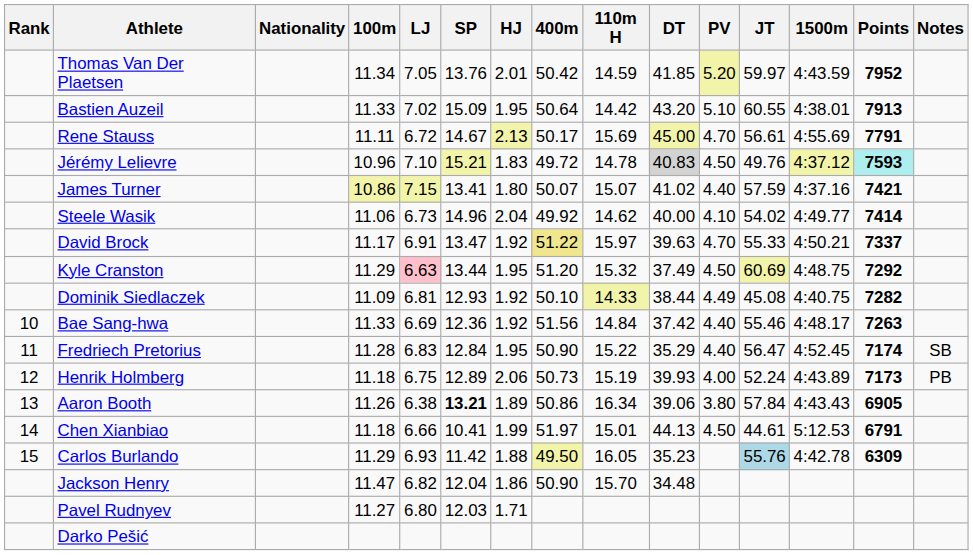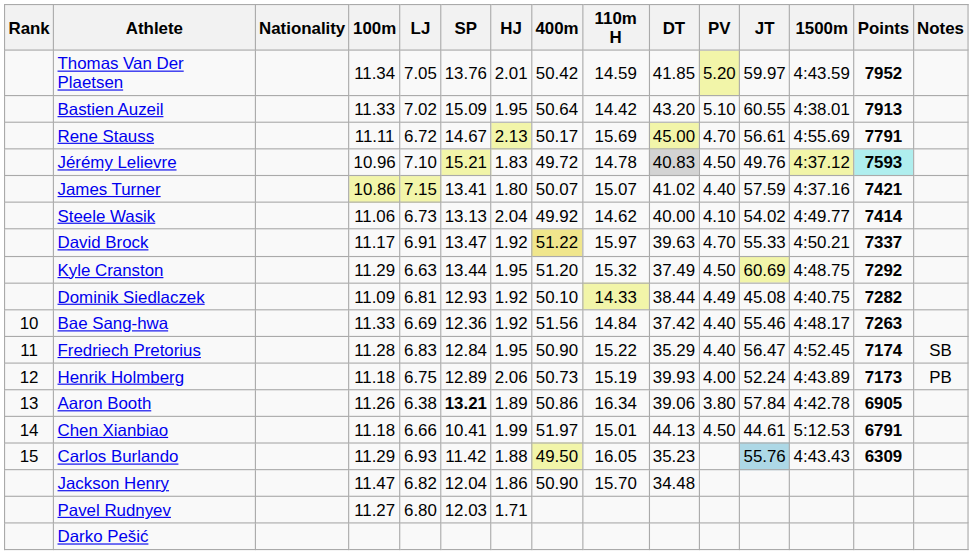(466, 216) 14.96 -> (466, 216) 13.13
(420, 270) pink background -> (420, 270) no background
(822, 403) 4:43.43 -> (822, 403) 4:42.78
(822, 456) 4:42.78 -> (822, 456) 4:43.43
